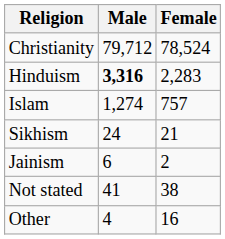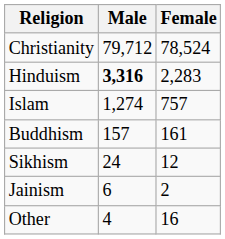+ row: (46, 133)
(170, 133) 21 -> (170, 162) 12
- row: (46, 190)
